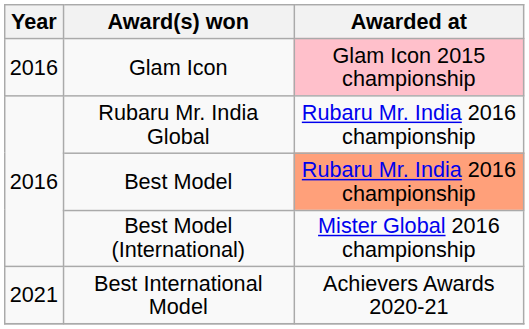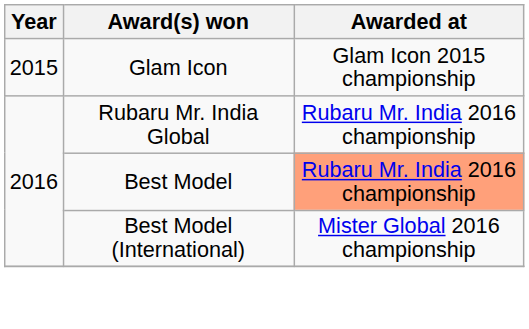(34, 67) 2016 -> (34, 67) 2015
(409, 67) pink background -> (409, 67) no background
- row: (178, 295)
